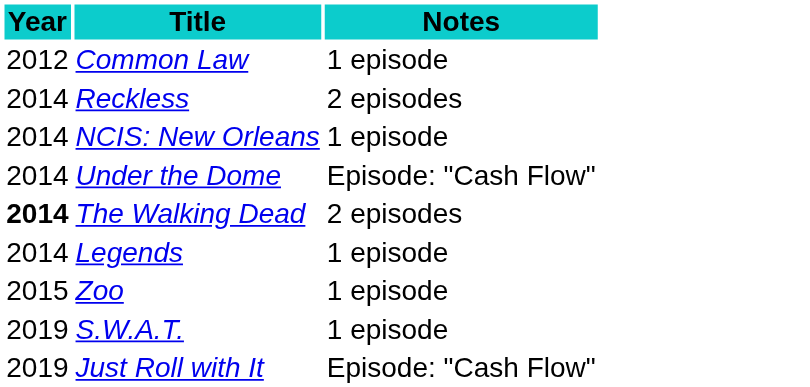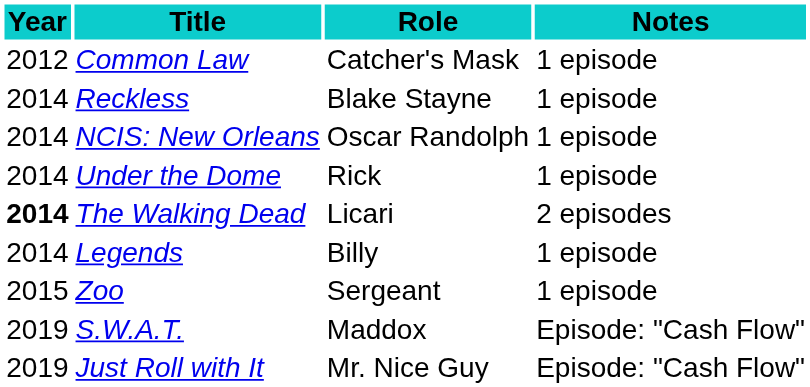+ column: (428, 21)
(395, 98) 2 episodes -> (597, 98) 1 episode
(461, 175) Episode: "Cash Flow" -> (597, 175) 1 episode
(388, 329) 1 episode -> (671, 329) Episode: "Cash Flow"
